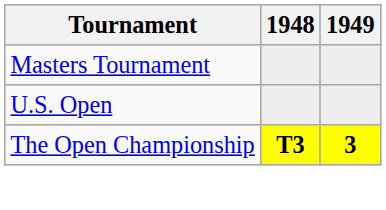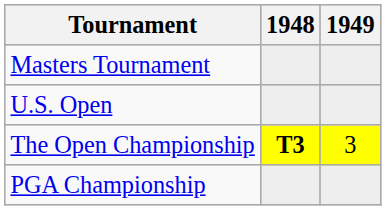(350, 145) bold -> (350, 145) normal
+ row: (108, 185)
